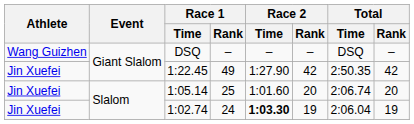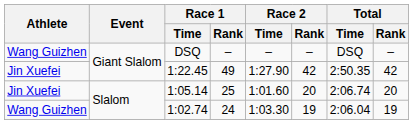(34, 110) Jin Xuefei -> (47, 110) Wang Guizhen
(269, 110) bold -> (269, 110) normal
